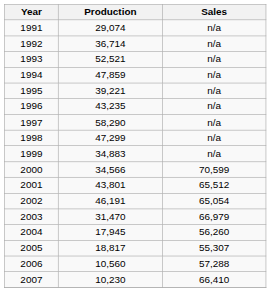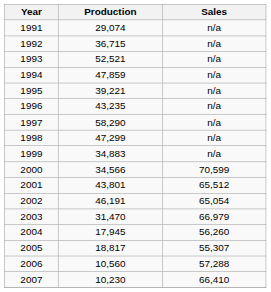(110, 43) 36,714 -> (110, 43) 36,715
